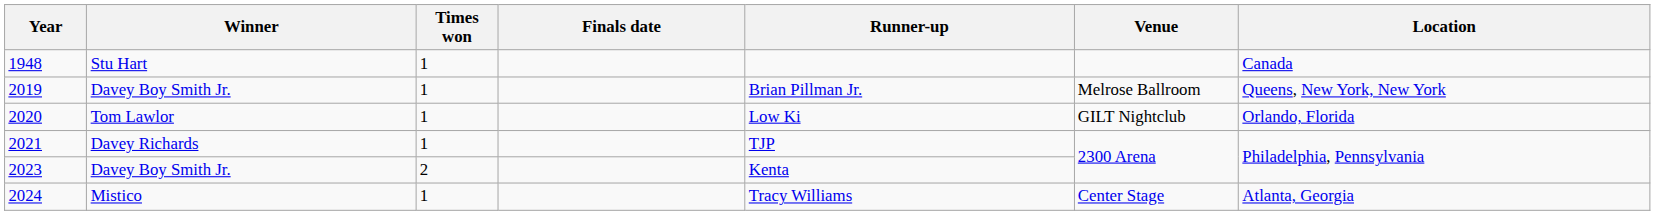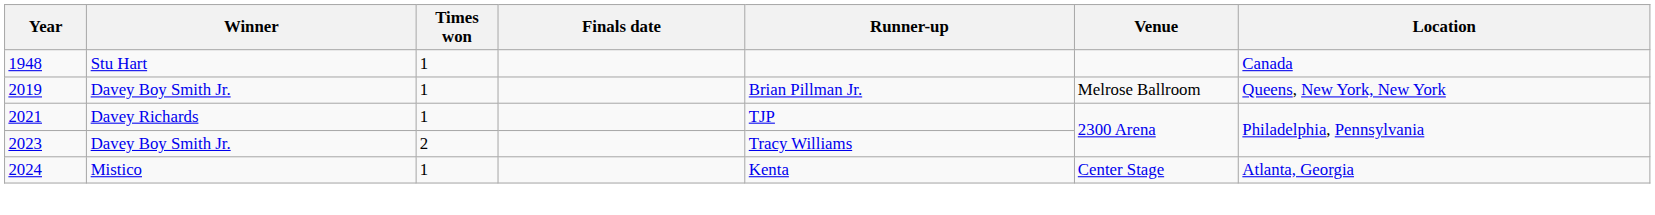- row: (25, 116)
(769, 169) Kenta -> (800, 143) Tracy Williams
(800, 196) Tracy Williams -> (769, 169) Kenta
